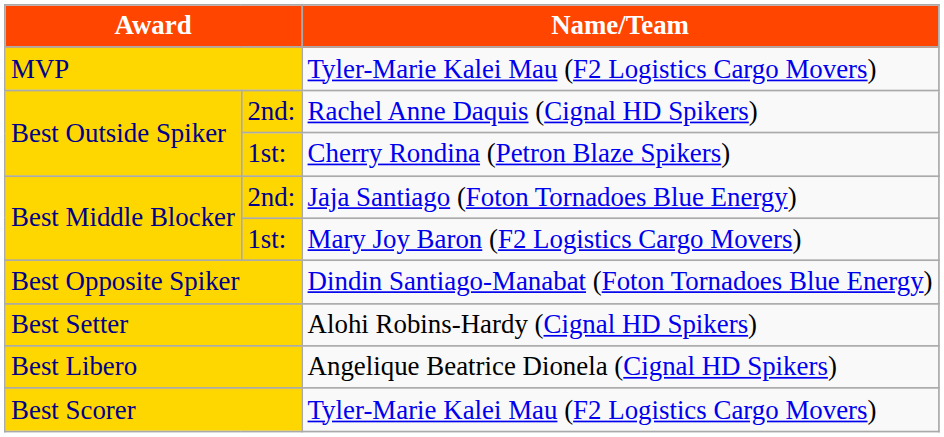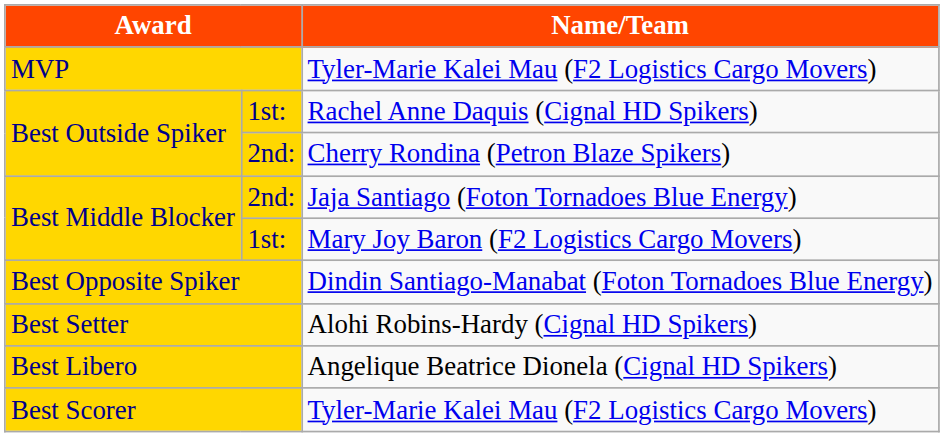(271, 111) 2nd: -> (267, 111) 1st:
(267, 153) 1st: -> (271, 153) 2nd:
